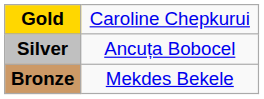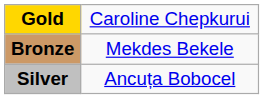rows swapped: (43, 49) <-> (43, 78)
